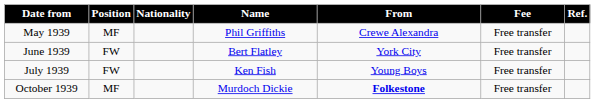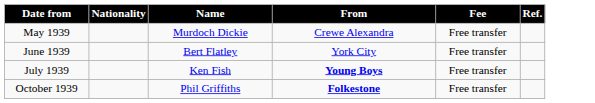- column: (111, 14)
(255, 33) Phil Griffiths -> (210, 33) Murdoch Dickie
(399, 70) normal -> (354, 70) bold
(255, 89) Murdoch Dickie -> (210, 89) Phil Griffiths
